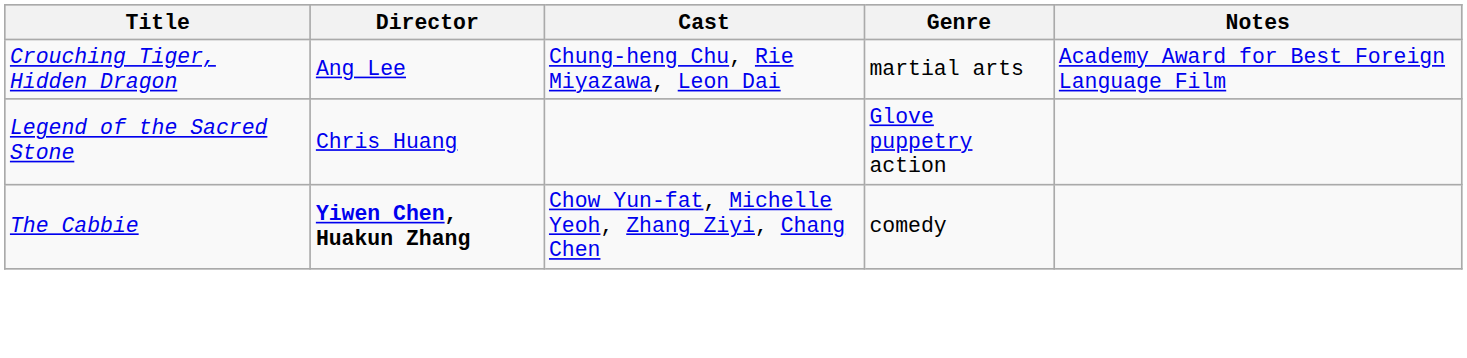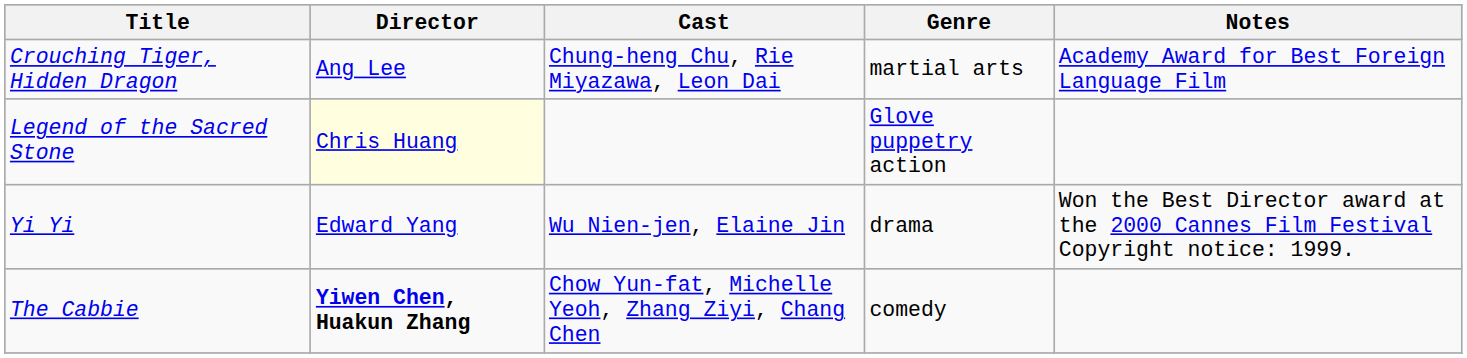(387, 142) no background -> (387, 142) lightyellow background
+ row: (42, 226)
